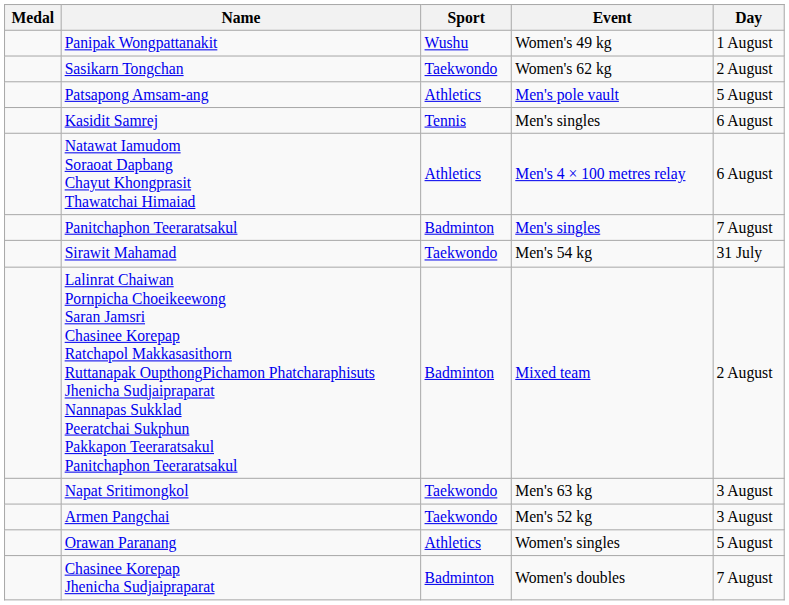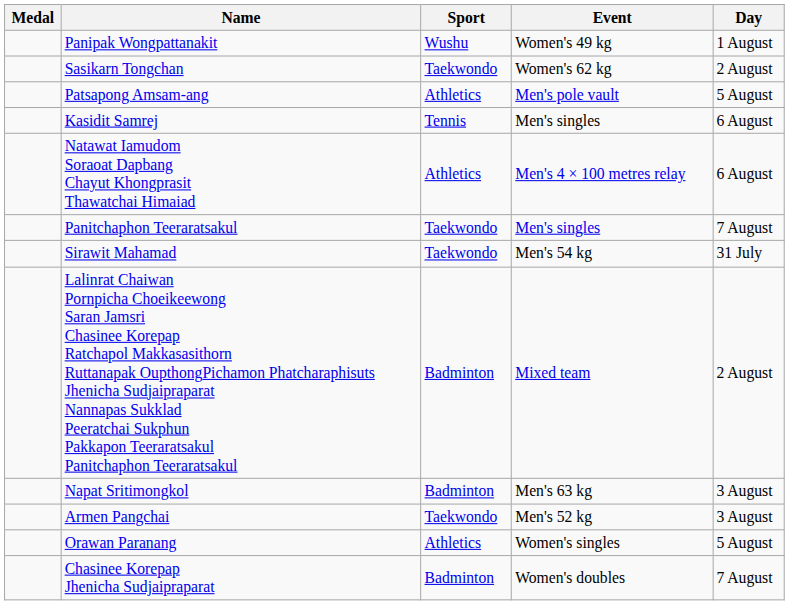(459, 228) Badminton -> (461, 228) Taekwondo
(461, 490) Taekwondo -> (459, 490) Badminton
